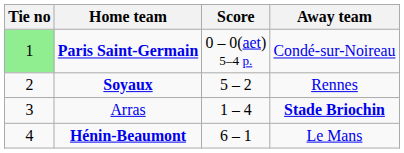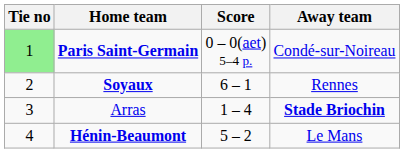(236, 85) 5 – 2 -> (236, 85) 6 – 1
(236, 135) 6 – 1 -> (236, 135) 5 – 2
